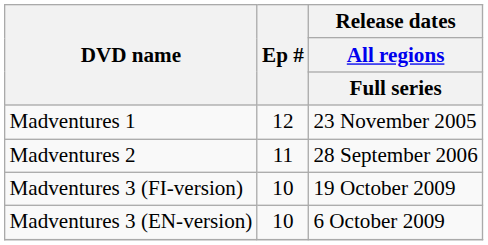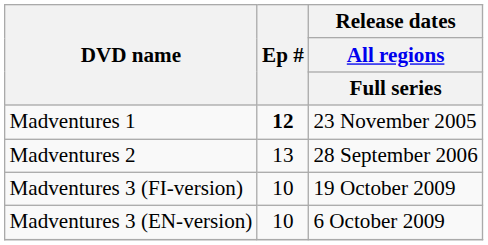(283, 121) normal -> (283, 121) bold
(283, 155) 11 -> (283, 155) 13
